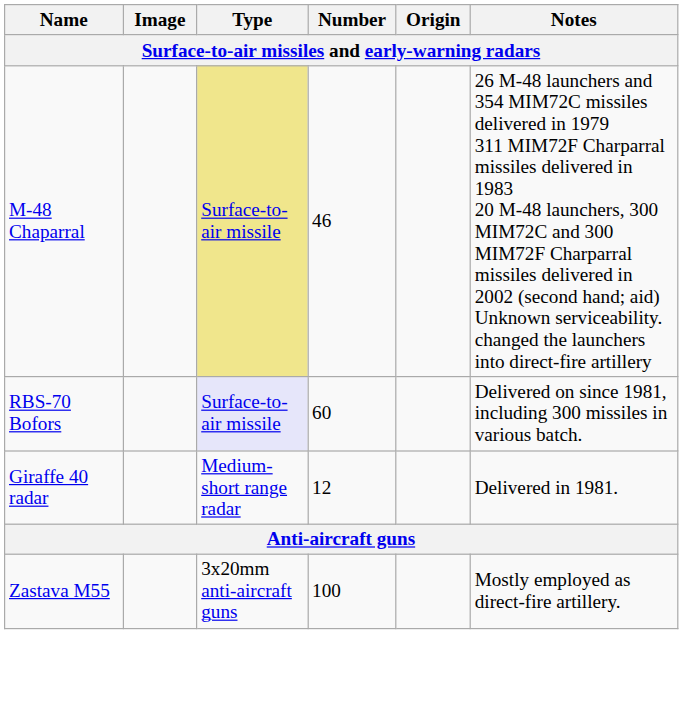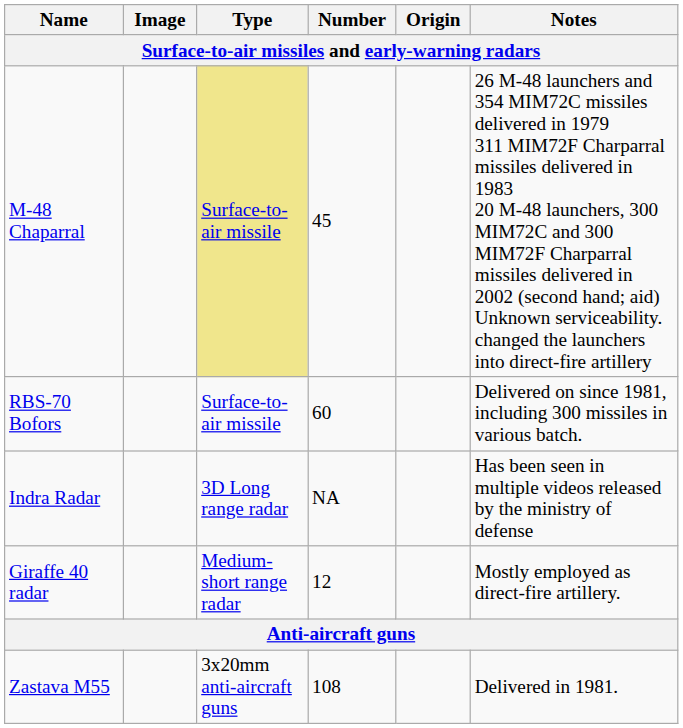(322, 221) 46 -> (322, 221) 45
(244, 413) lavender background -> (244, 413) no background
+ row: (55, 497)
(546, 487) Delivered in 1981. -> (553, 582) Mostly employed as direct-fire artillery.
(326, 591) 100 -> (326, 686) 108
(553, 591) Mostly employed as direct-fire artillery. -> (546, 686) Delivered in 1981.
